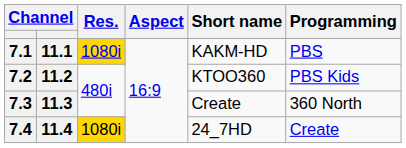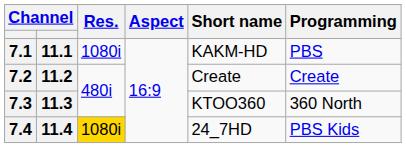(101, 51) gold background -> (101, 51) no background
(228, 77) KTOO360 -> (216, 77) Create
(324, 77) PBS Kids -> (314, 77) Create
(216, 103) Create -> (228, 103) KTOO360
(314, 129) Create -> (324, 129) PBS Kids
